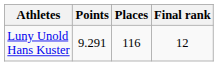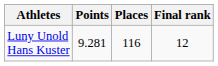(92, 43) 9.291 -> (92, 43) 9.281
